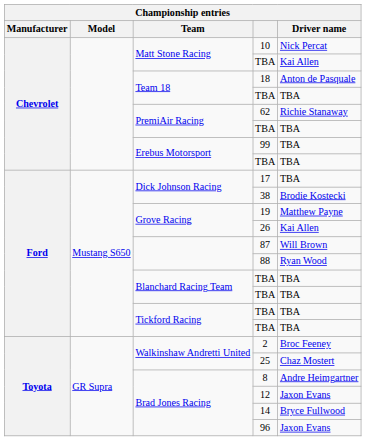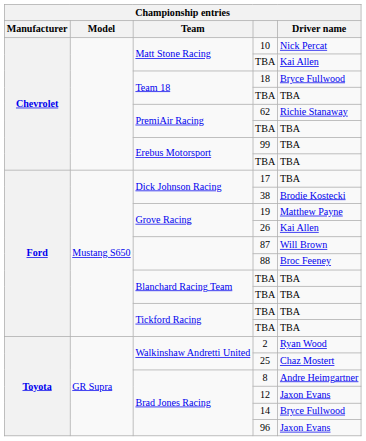(318, 78) Anton de Pasquale -> (312, 78) Bryce Fullwood
(303, 261) Ryan Wood -> (305, 261) Broc Feeney
(305, 344) Broc Feeney -> (303, 344) Ryan Wood
